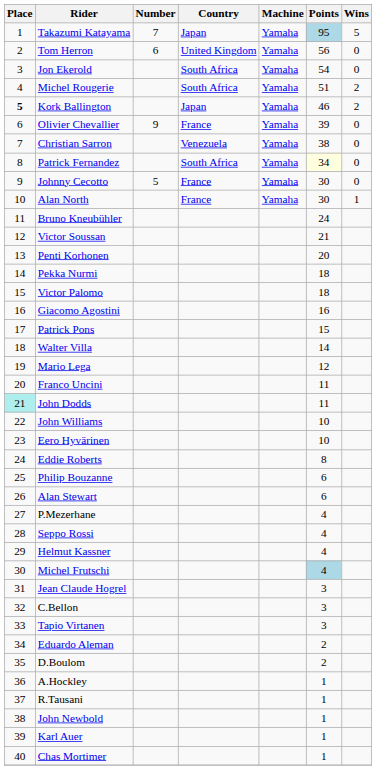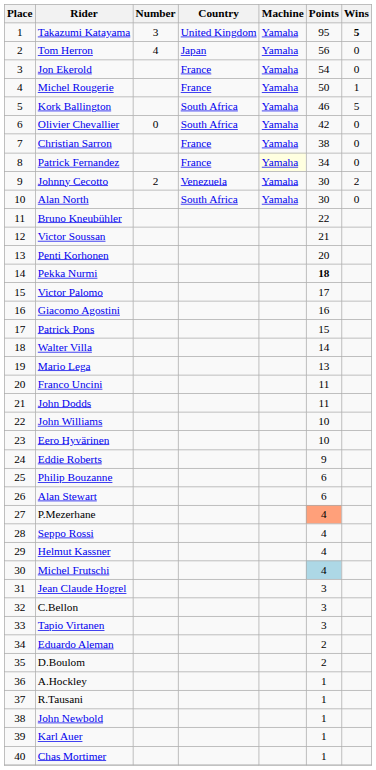(156, 32) 7 -> (156, 32) 3
(194, 32) Japan -> (219, 32) United Kingdom
(324, 32) lightblue background -> (324, 32) no background
(356, 32) normal -> (356, 32) bold
(156, 51) 6 -> (156, 51) 4
(219, 51) United Kingdom -> (194, 51) Japan
(209, 69) South Africa -> (196, 69) France
(209, 88) South Africa -> (196, 88) France
(324, 88) 51 -> (324, 88) 50
(356, 88) 2 -> (356, 88) 1
(20, 106) bold -> (20, 106) normal
(194, 106) Japan -> (209, 106) South Africa
(356, 106) 2 -> (356, 106) 5
(156, 125) 9 -> (156, 125) 0
(196, 125) France -> (209, 125) South Africa
(324, 125) 39 -> (324, 125) 42
(204, 143) Venezuela -> (196, 143) France
(209, 162) South Africa -> (196, 162) France
(280, 162) no background -> (280, 162) lightyellow background
(324, 162) lightyellow background -> (324, 162) no background
(156, 180) 5 -> (156, 180) 2
(196, 180) France -> (204, 180) Venezuela
(356, 180) 0 -> (356, 180) 2
(196, 199) France -> (209, 199) South Africa
(356, 199) 1 -> (356, 199) 0
(324, 217) 24 -> (324, 217) 22
(324, 273) normal -> (324, 273) bold
(324, 292) 18 -> (324, 292) 17
(324, 366) 12 -> (324, 366) 13
(20, 403) paleturquoise background -> (20, 403) no background
(324, 459) 8 -> (324, 459) 9
(324, 514) no background -> (324, 514) lightsalmon background
